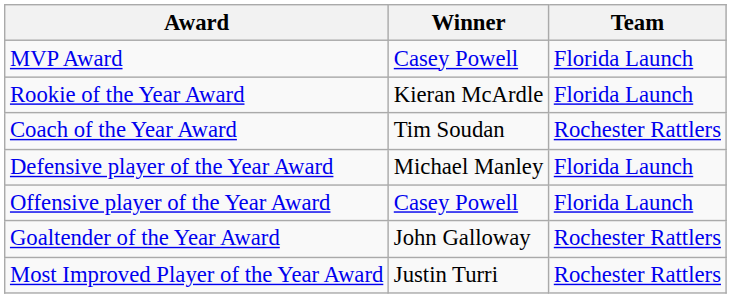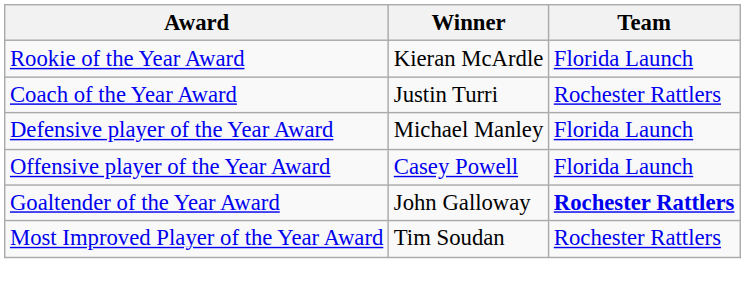- row: (66, 58)
(449, 130) Tim Soudan -> (446, 94) Justin Turri
(637, 238) normal -> (644, 202) bold
(446, 274) Justin Turri -> (449, 238) Tim Soudan
